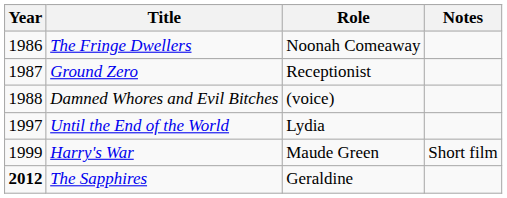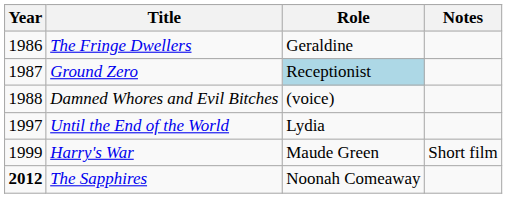(353, 44) Noonah Comeaway -> (320, 44) Geraldine
(329, 71) no background -> (329, 71) lightblue background
(320, 179) Geraldine -> (353, 179) Noonah Comeaway
